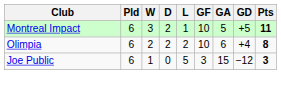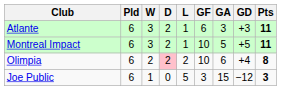+ row: (23, 28)
(168, 45) no background -> (168, 61) pink background
